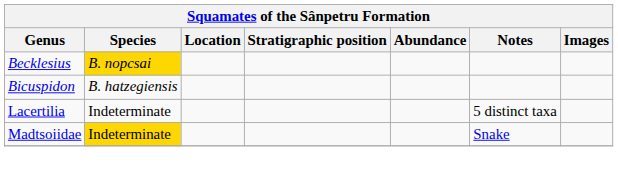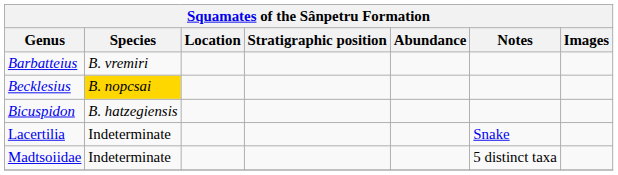+ row: (43, 63)
(515, 110) 5 distinct taxa -> (492, 134) Snake
(130, 134) gold background -> (130, 157) no background
(492, 134) Snake -> (515, 157) 5 distinct taxa
